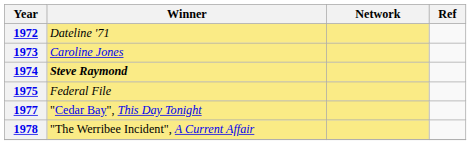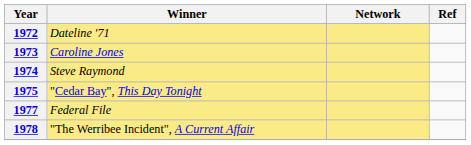(89, 71) bold -> (87, 71) normal
(81, 91) Federal File -> (126, 91) "Cedar Bay", This Day Tonight
(126, 110) "Cedar Bay", This Day Tonight -> (81, 110) Federal File
